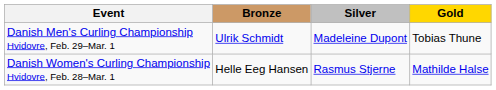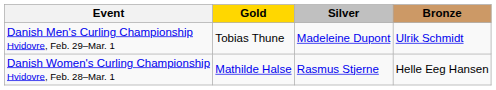columns swapped: (450, 13) <-> (262, 13)
